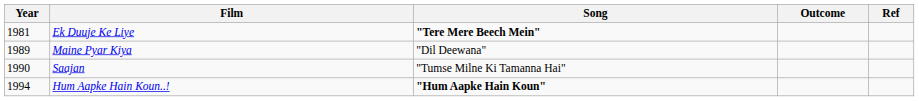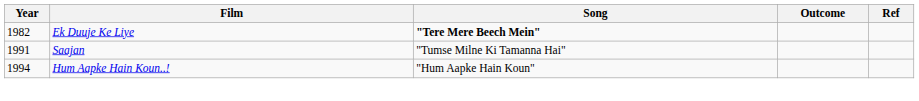(19, 31) 1981 -> (19, 31) 1982
- row: (92, 50)
(19, 68) 1990 -> (19, 50) 1991
(481, 86) bold -> (475, 68) normal
